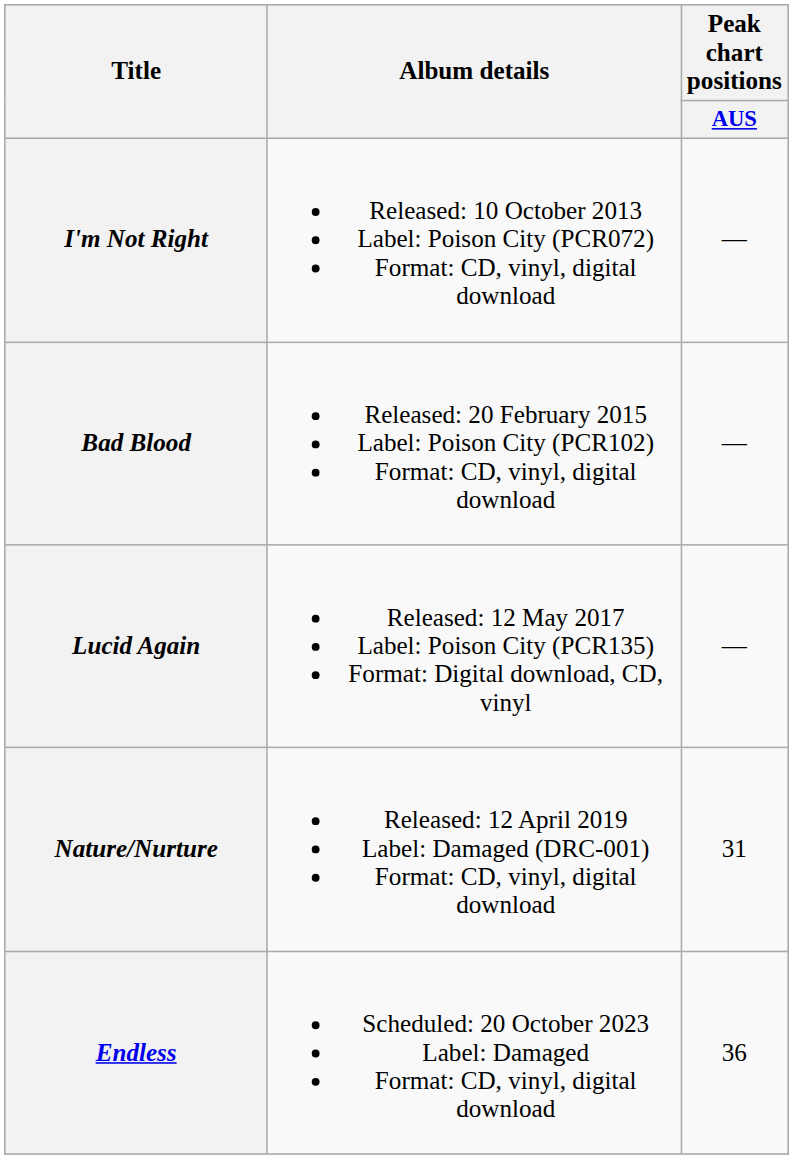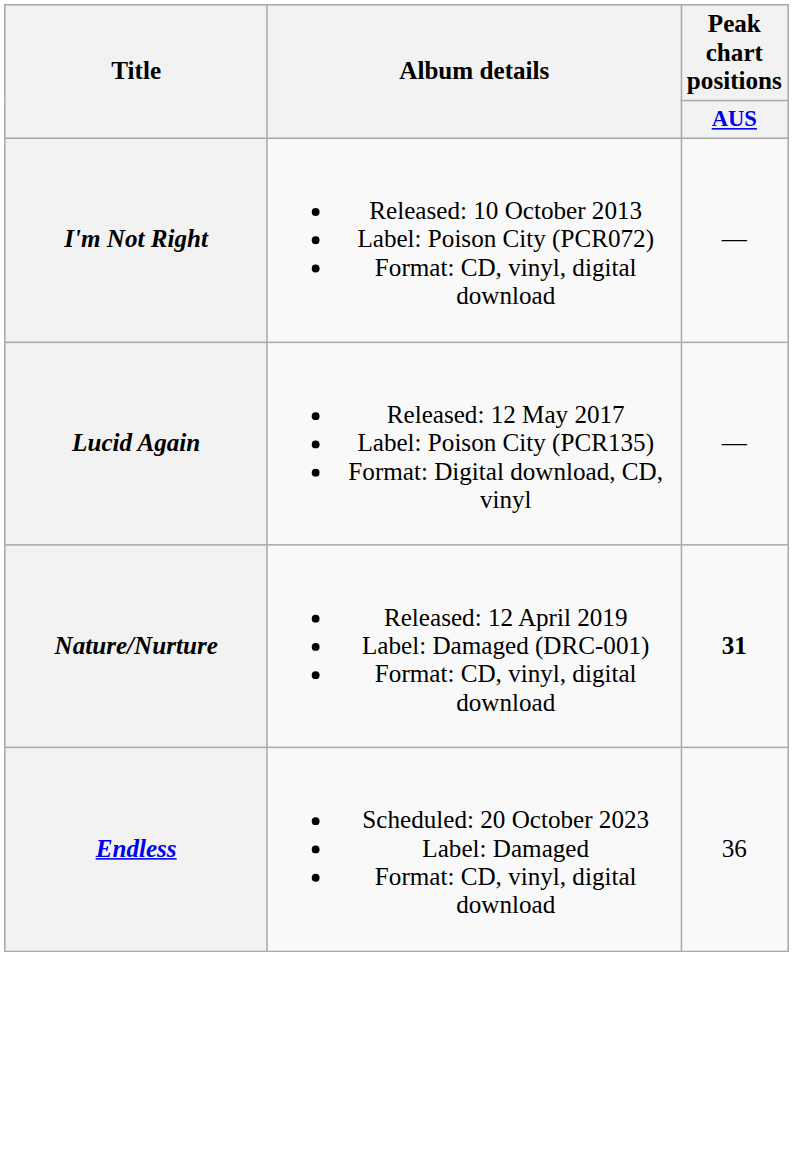- row: (136, 442)
(734, 849) normal -> (734, 645) bold
